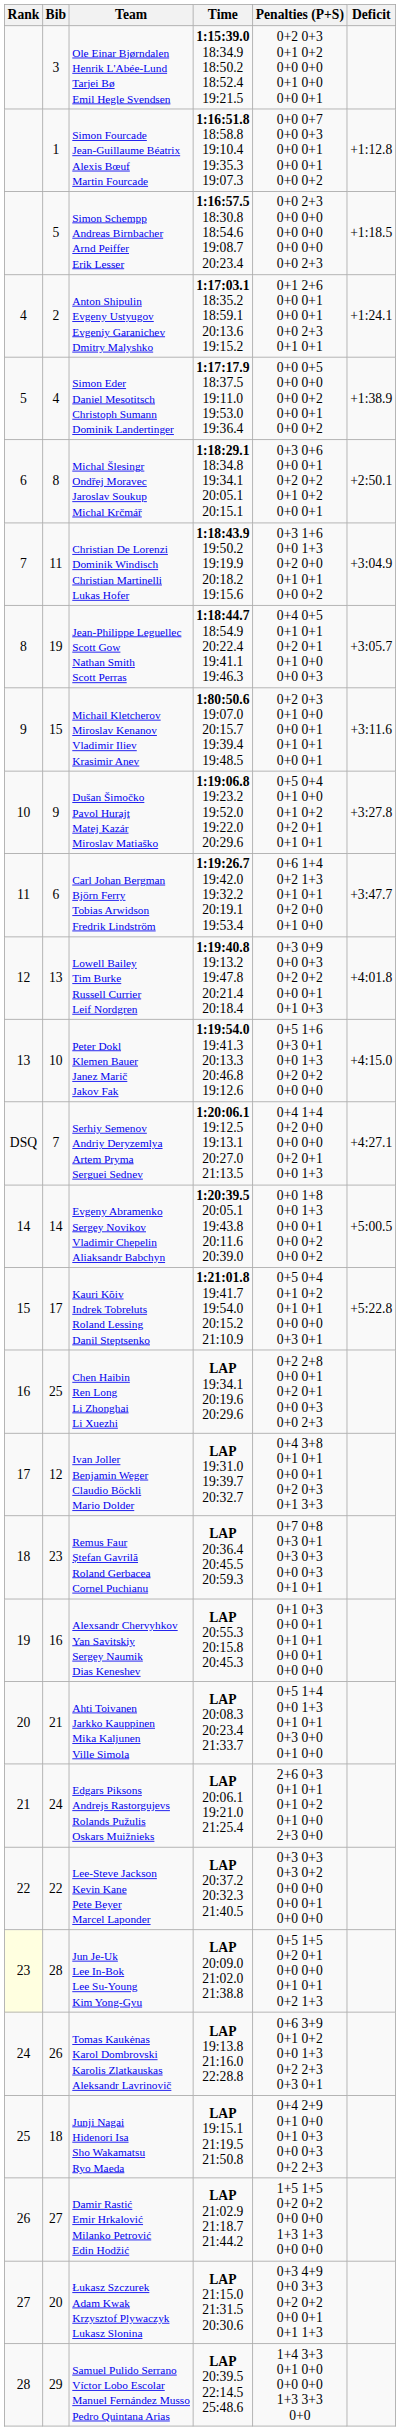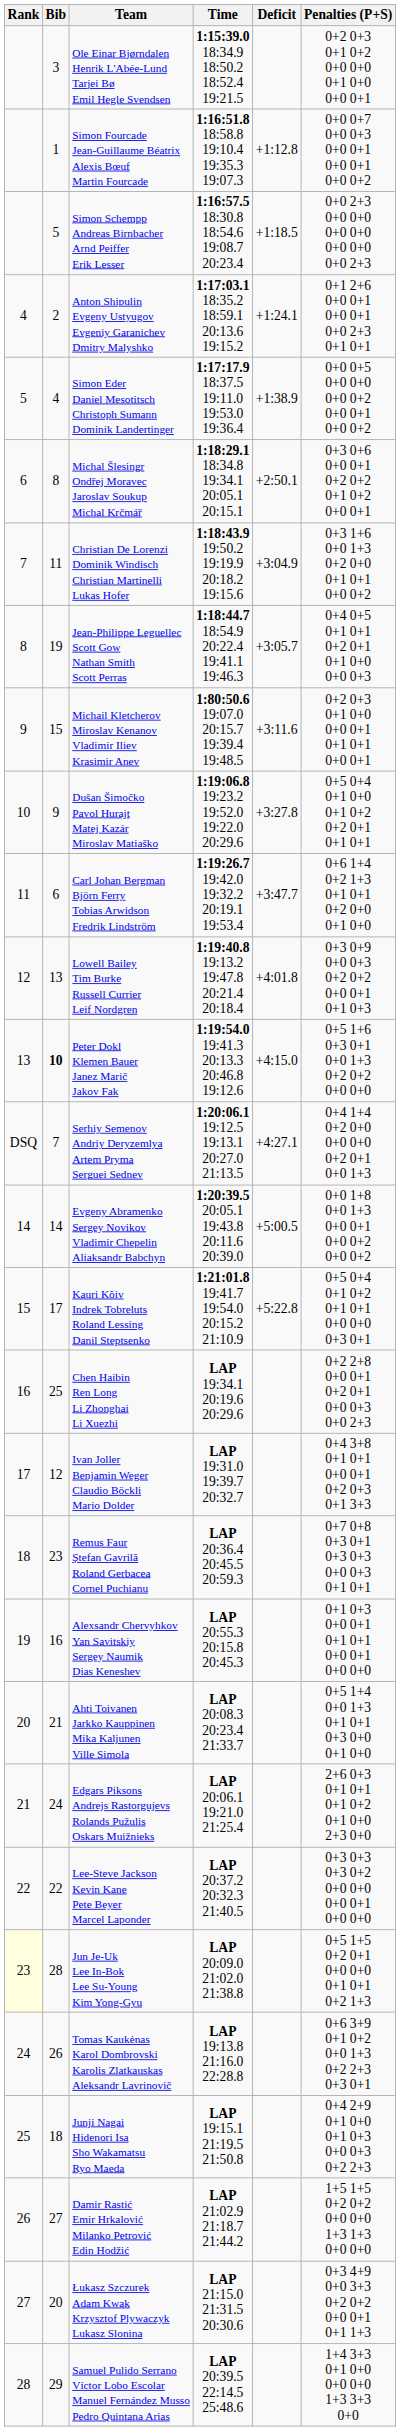columns swapped: (300, 15) <-> (371, 15)
(56, 1060) normal -> (56, 1060) bold
